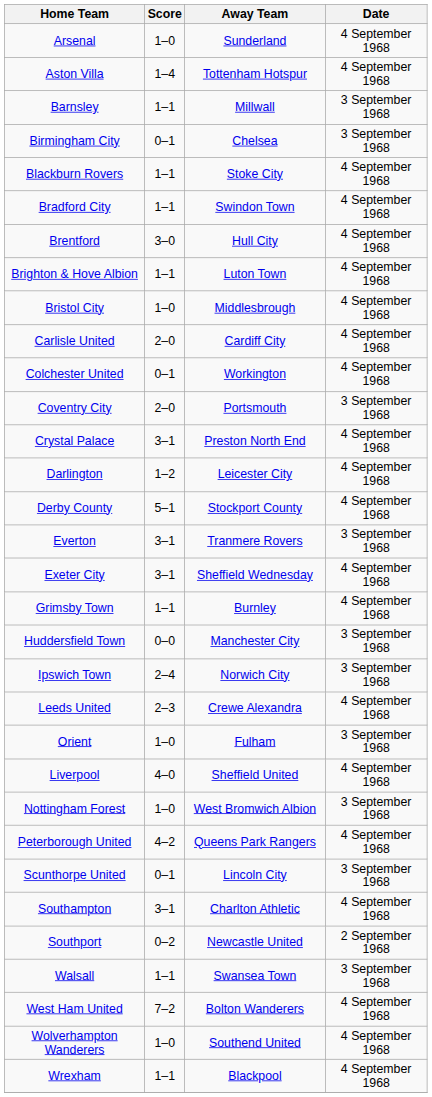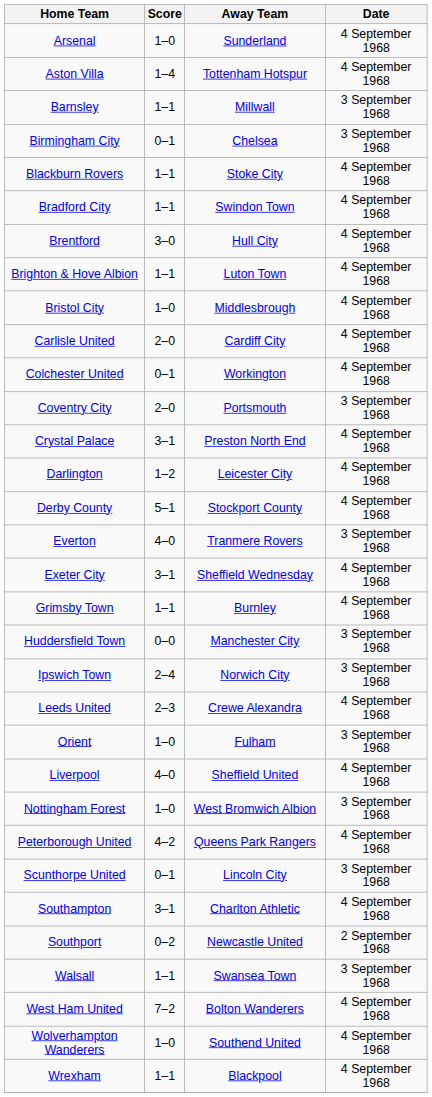(165, 541) 3–1 -> (165, 541) 4–0
